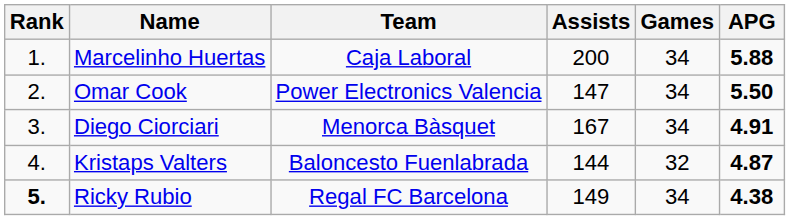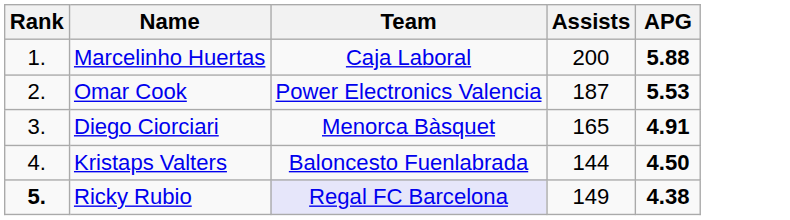- column: (677, 22)
(591, 92) 147 -> (591, 92) 187
(752, 92) 5.50 -> (668, 92) 5.53
(591, 127) 167 -> (591, 127) 165
(752, 162) 4.87 -> (668, 162) 4.50
(409, 197) no background -> (409, 197) lavender background
